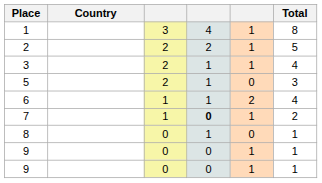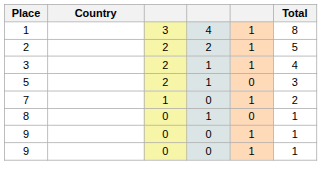- row: (26, 100)
(209, 117) bold -> (209, 100) normal
